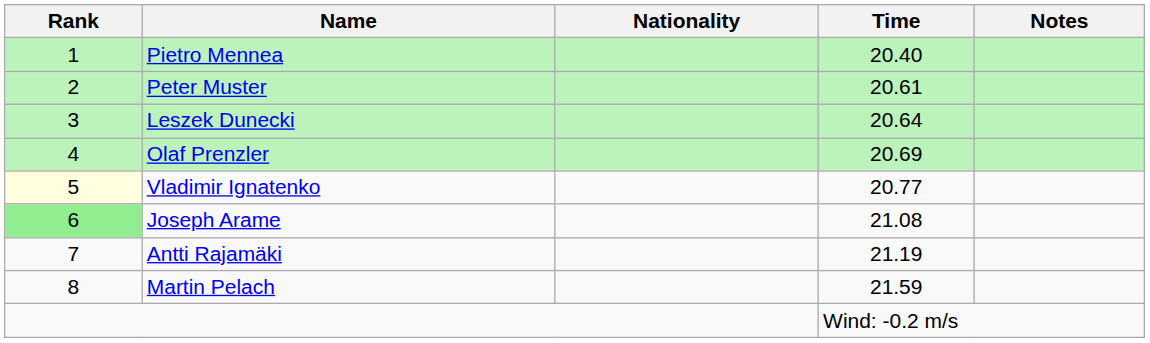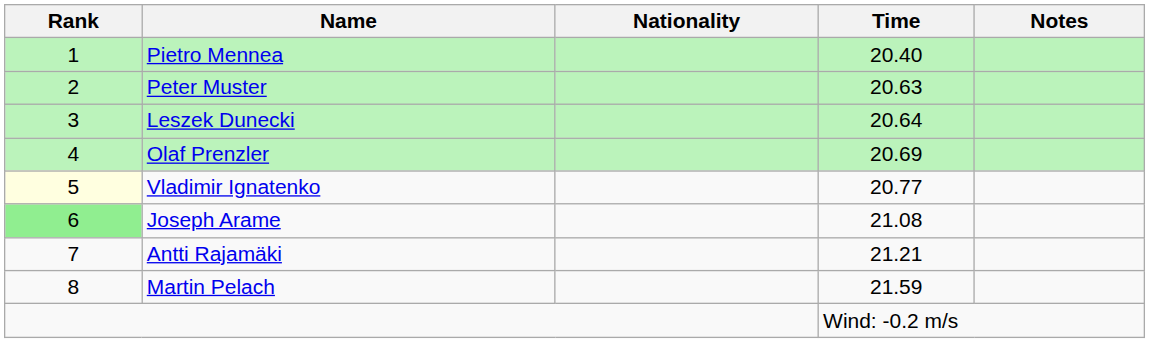(896, 87) 20.61 -> (896, 87) 20.63
(896, 253) 21.19 -> (896, 253) 21.21
